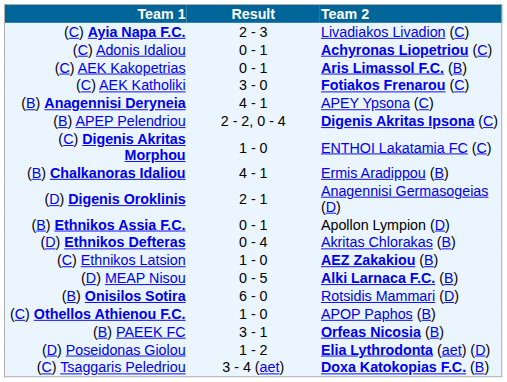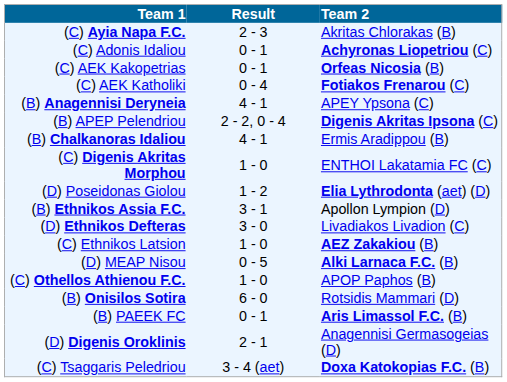(395, 32) Livadiakos Livadion (C) -> (388, 32) Akritas Chlorakas (B)
(394, 67) Aris Limassol F.C. (B) -> (382, 67) Orfeas Nicosia (B)
(253, 85) 3 - 0 -> (253, 85) 0 - 4
rows swapped: (106, 173) <-> (122, 147)
rows swapped: (115, 199) <-> (114, 349)
(253, 224) 0 - 1 -> (253, 208) 3 - 1
(253, 242) 0 - 4 -> (253, 226) 3 - 0
(388, 242) Akritas Chlorakas (B) -> (395, 226) Livadiakos Livadion (C)
rows swapped: (124, 296) <-> (98, 314)
(253, 332) 3 - 1 -> (253, 316) 0 - 1
(382, 332) Orfeas Nicosia (B) -> (394, 316) Aris Limassol F.C. (B)
